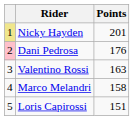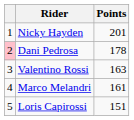(10, 32) khaki background -> (10, 32) no background
(118, 51) 176 -> (118, 51) 178
(118, 88) 158 -> (118, 88) 161
